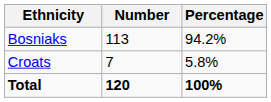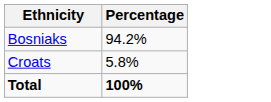- column: (142, 16)
